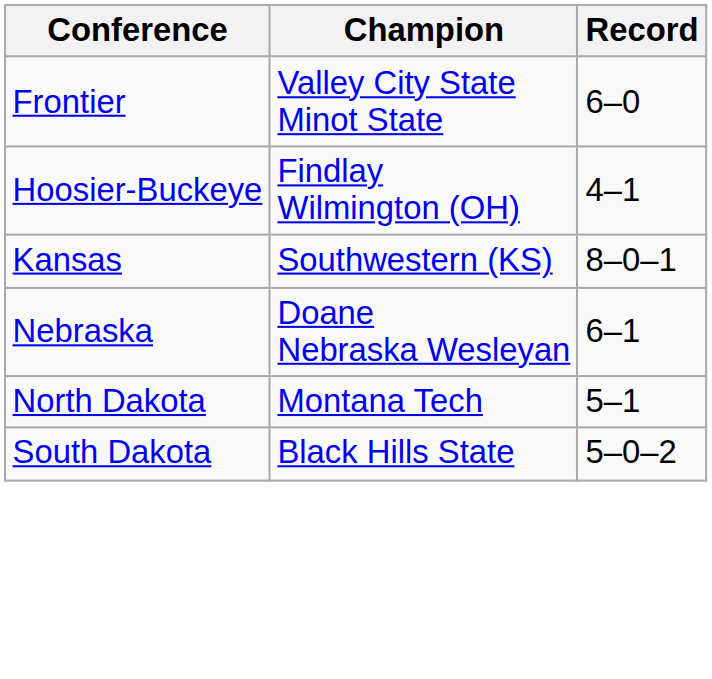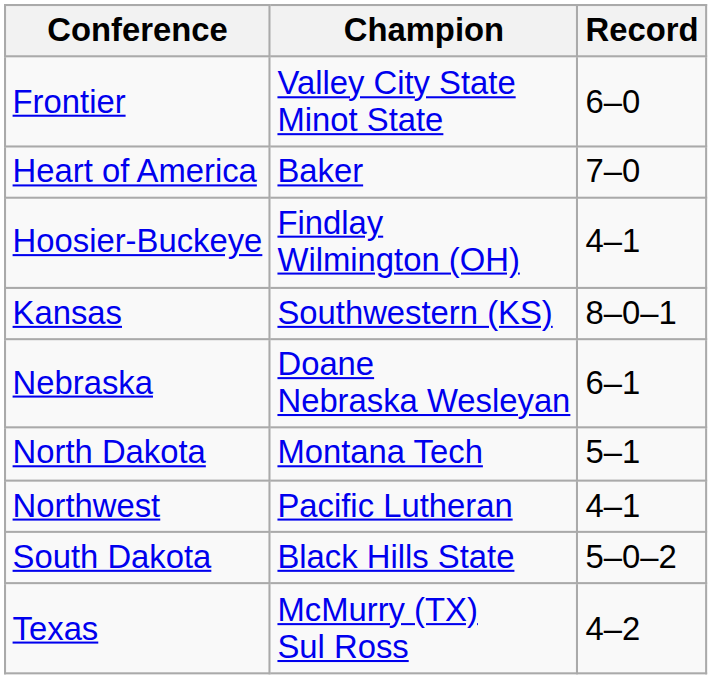+ row: (135, 171)
+ row: (86, 505)
+ row: (55, 627)
